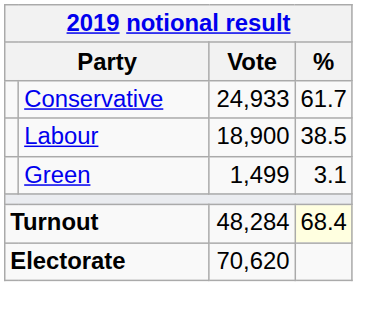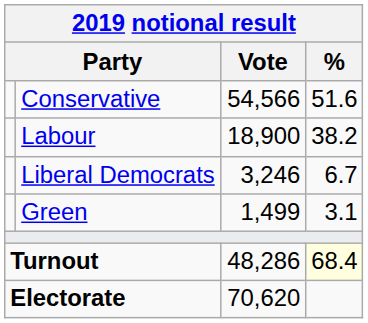(253, 99) 24,933 -> (264, 99) 54,566
(324, 99) 61.7 -> (334, 99) 51.6
(324, 136) 38.5 -> (334, 136) 38.2
+ row: (118, 174)
(253, 223) 48,284 -> (264, 261) 48,286
